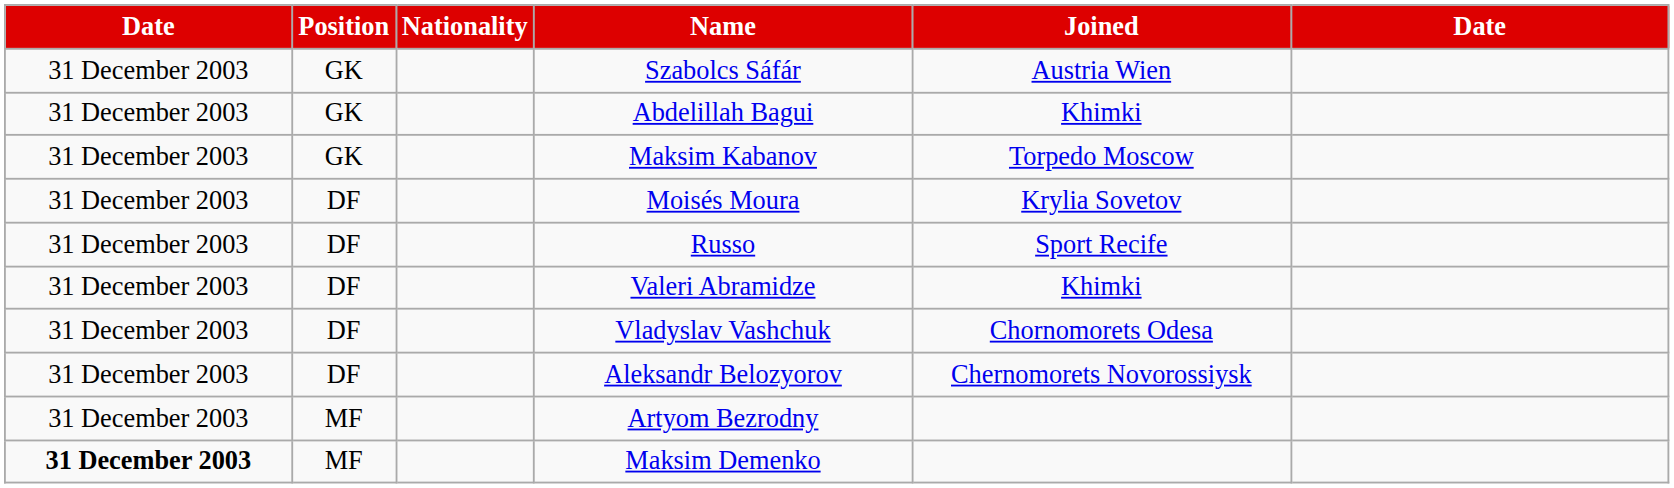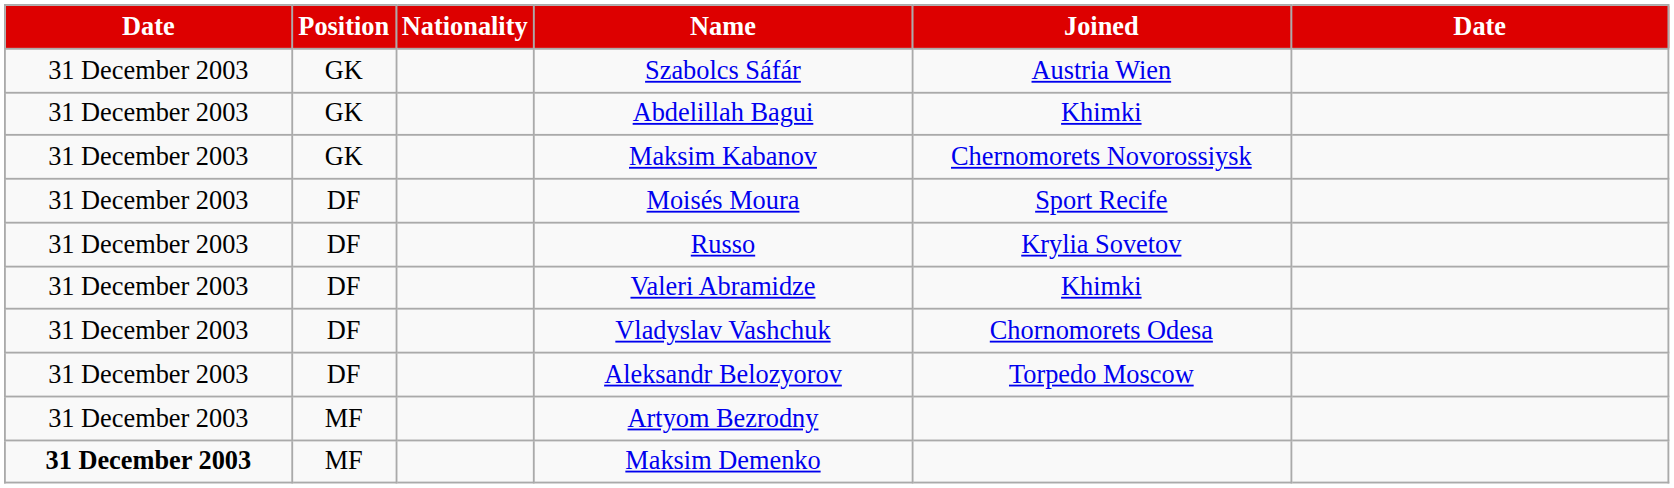(1101, 157) Torpedo Moscow -> (1101, 157) Chernomorets Novorossiysk
(1101, 200) Krylia Sovetov -> (1101, 200) Sport Recife
(1101, 243) Sport Recife -> (1101, 243) Krylia Sovetov
(1101, 374) Chernomorets Novorossiysk -> (1101, 374) Torpedo Moscow
